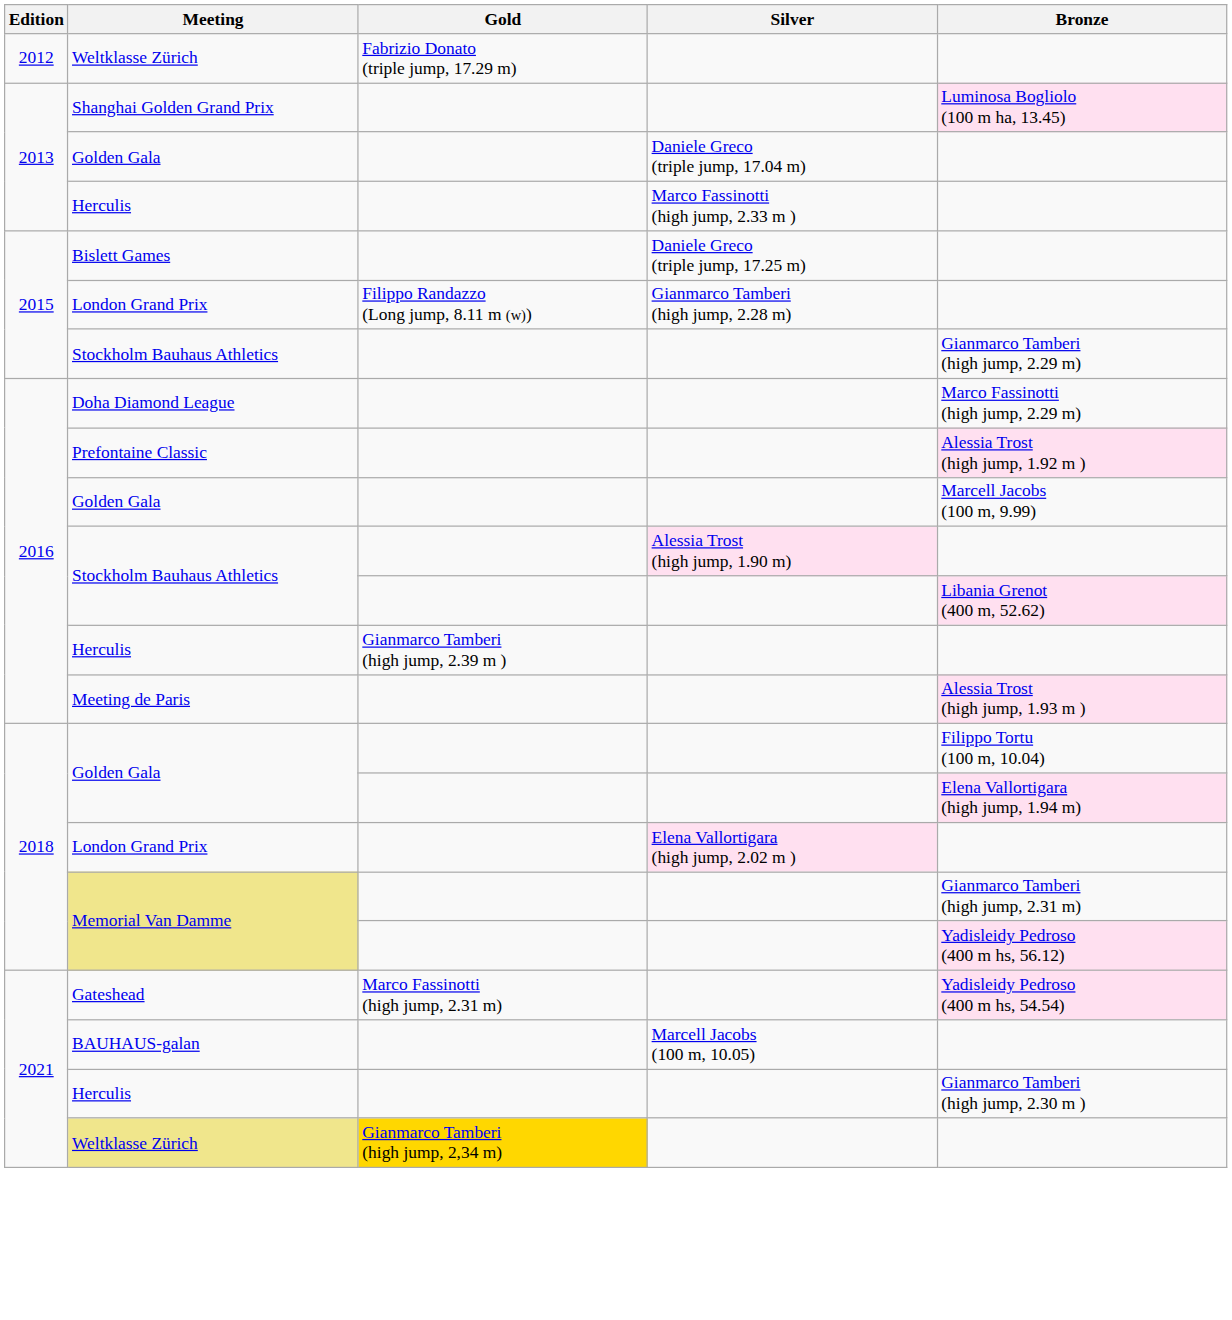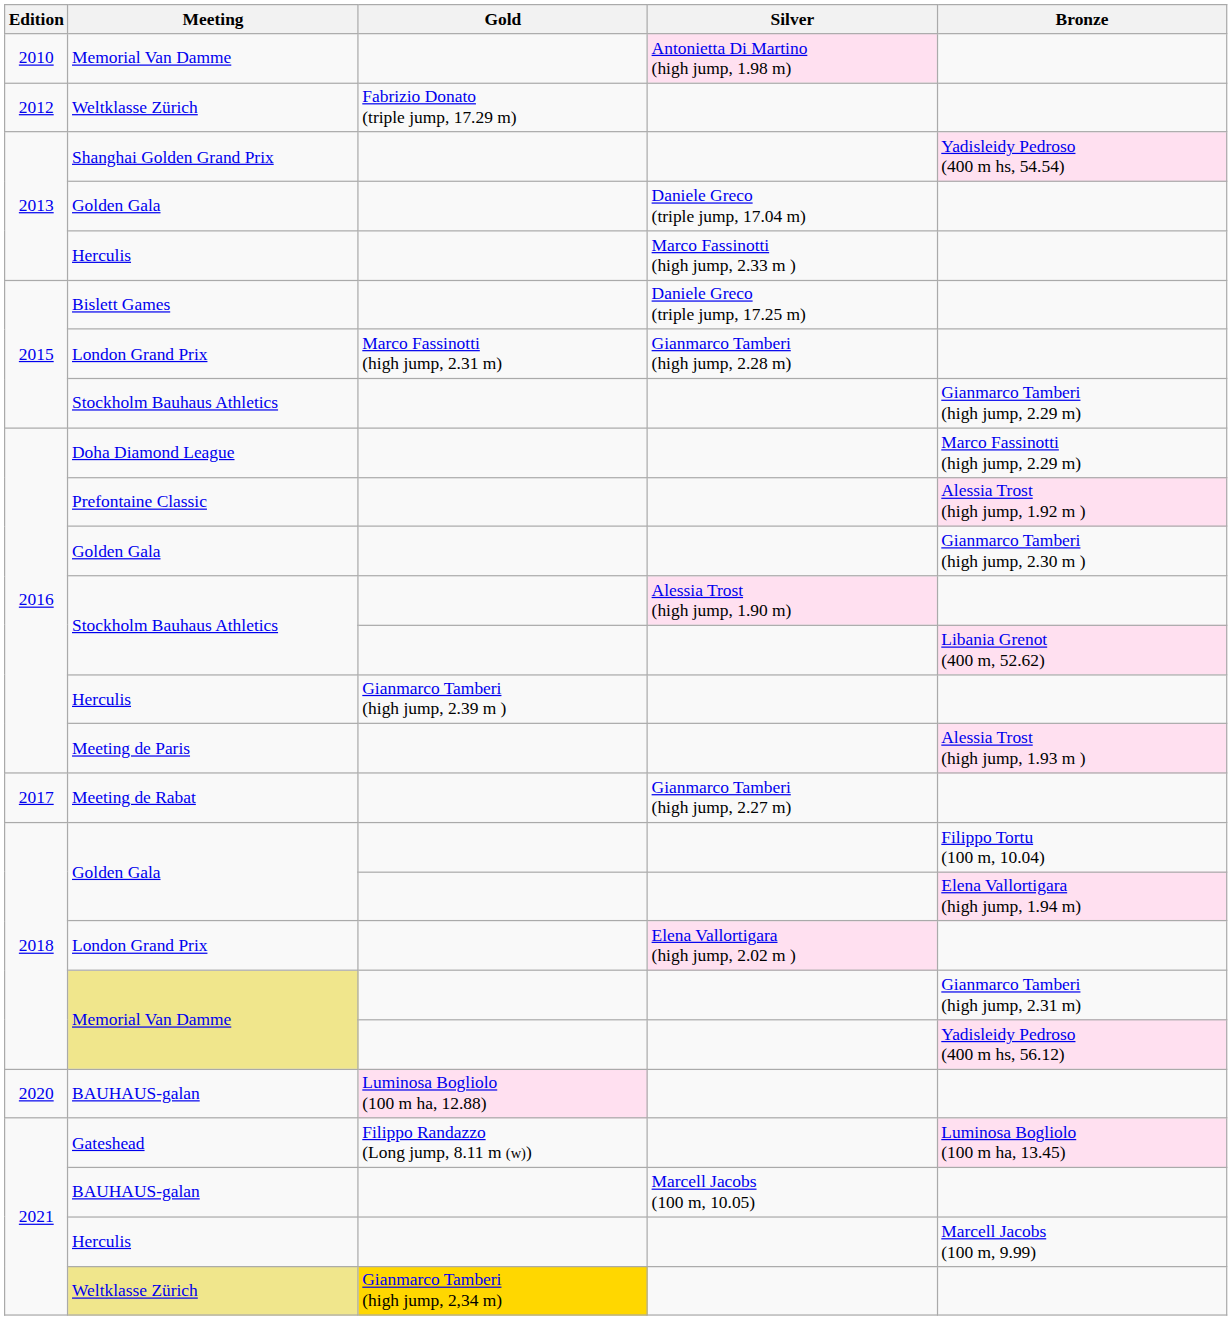+ row: (36, 58)
(1009, 107) Luminosa Bogliolo (100 m ha, 13.45) -> (1008, 156) Yadisleidy Pedroso (400 m hs, 54.54)
(447, 304) Filippo Randazzo (Long jump, 8.11 m (w)) -> (432, 354) Marco Fassinotti (high jump, 2.31 m)
(994, 502) Marcell Jacobs (100 m, 9.99) -> (1013, 551) Gianmarco Tamberi (high jump, 2.30 m )
+ row: (36, 797)
+ row: (36, 1093)
(432, 995) Marco Fassinotti (high jump, 2.31 m) -> (447, 1143) Filippo Randazzo (Long jump, 8.11 m (w))
(1008, 995) Yadisleidy Pedroso (400 m hs, 54.54) -> (1009, 1143) Luminosa Bogliolo (100 m ha, 13.45)
(1013, 1093) Gianmarco Tamberi (high jump, 2.30 m ) -> (994, 1241) Marcell Jacobs (100 m, 9.99)
